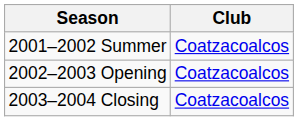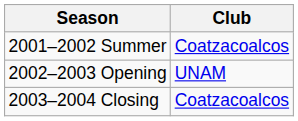(232, 73) Coatzacoalcos -> (200, 73) UNAM
